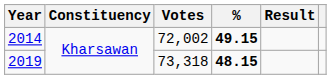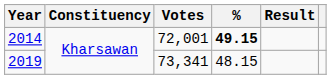(183, 39) 72,002 -> (183, 39) 72,001
(183, 62) 73,318 -> (183, 62) 73,341
(237, 62) bold -> (237, 62) normal
